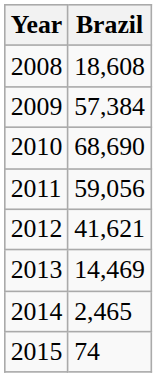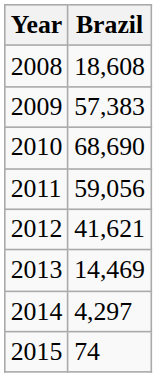(110, 106) 57,384 -> (110, 106) 57,383
(103, 310) 2,465 -> (103, 310) 4,297
